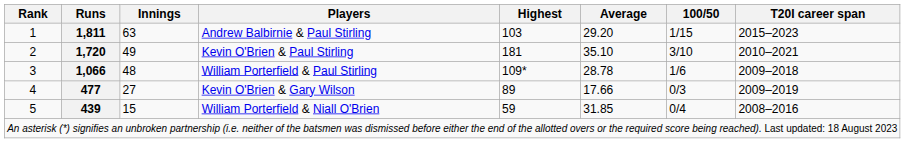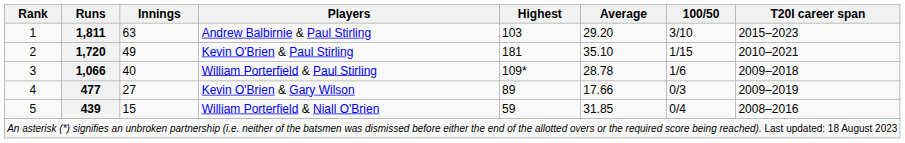(681, 33) 1/15 -> (681, 33) 3/10
(681, 52) 3/10 -> (681, 52) 1/15
(129, 71) 48 -> (129, 71) 40
